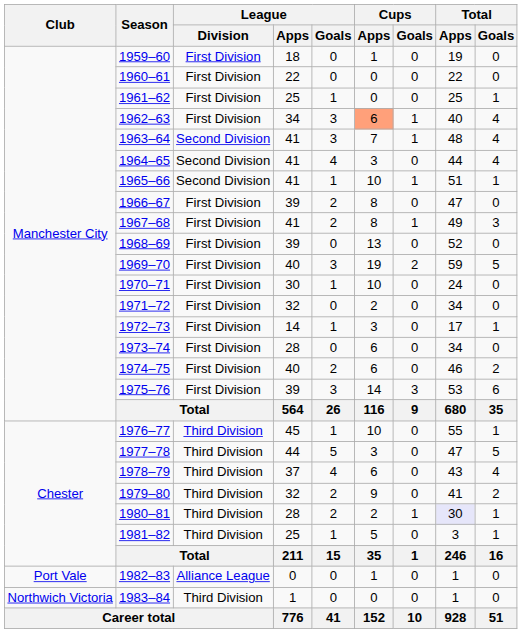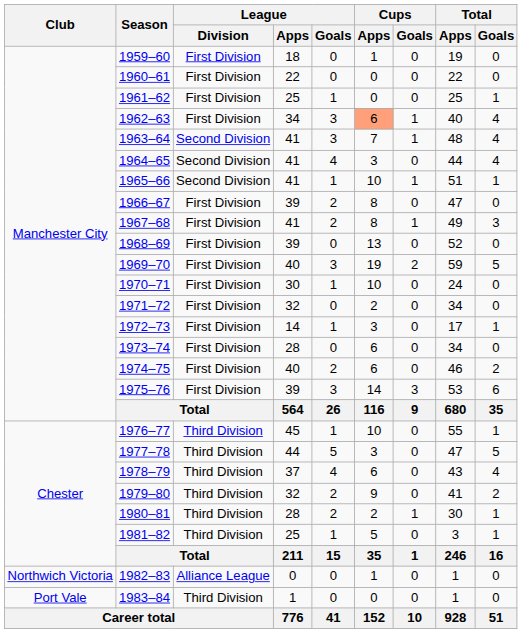(455, 514) lavender background -> (455, 514) no background
(60, 576) Port Vale -> (60, 576) Northwich Victoria
(60, 597) Northwich Victoria -> (60, 597) Port Vale
